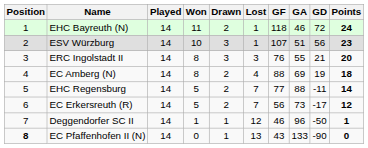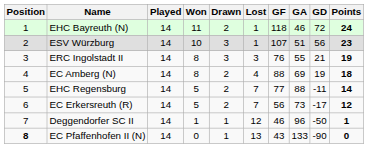(346, 58) 20 -> (346, 58) 19
